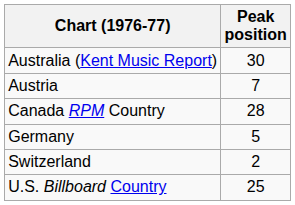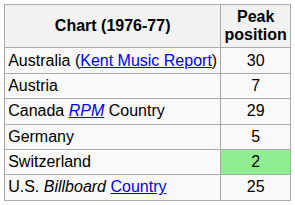(256, 111) 28 -> (256, 111) 29
(256, 162) no background -> (256, 162) lightgreen background
